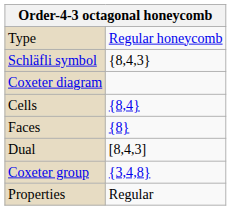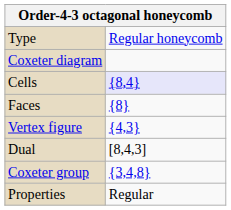- row: (52, 60)
(124, 105) no background -> (124, 82) lavender background
+ row: (45, 127)
